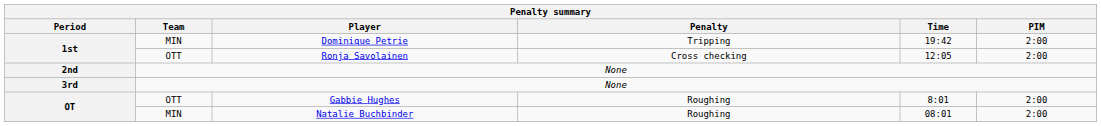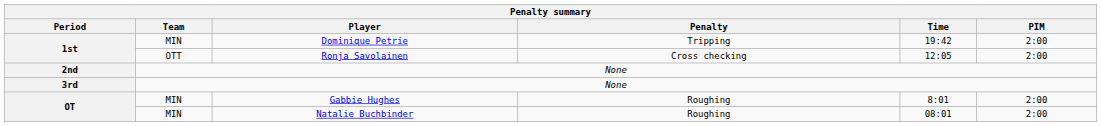(174, 99) OTT -> (174, 99) MIN
